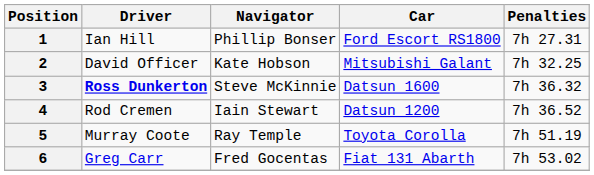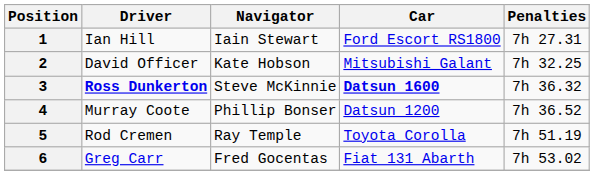(275, 40) Phillip Bonser -> (267, 40) Iain Stewart
(391, 88) normal -> (391, 88) bold
(129, 111) Rod Cremen -> (137, 111) Murray Coote
(267, 111) Iain Stewart -> (275, 111) Phillip Bonser
(137, 135) Murray Coote -> (129, 135) Rod Cremen
